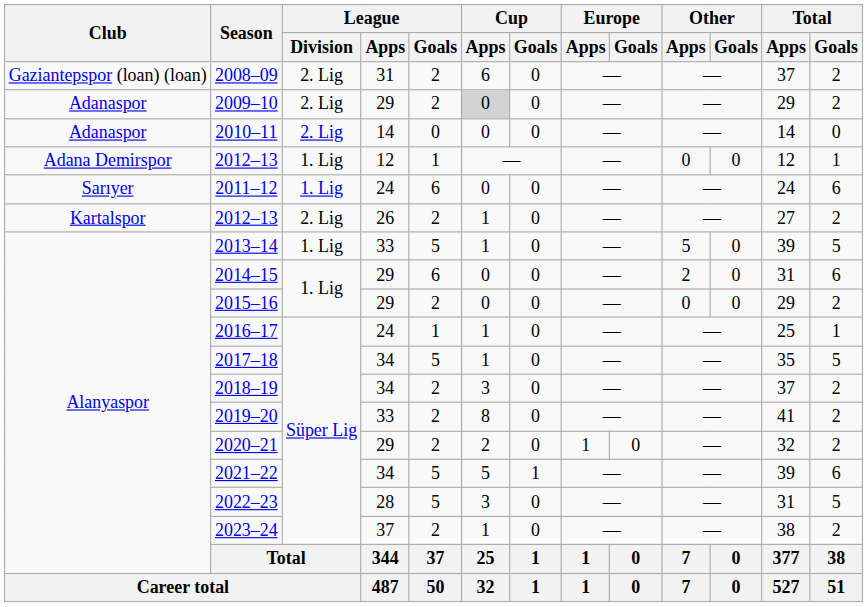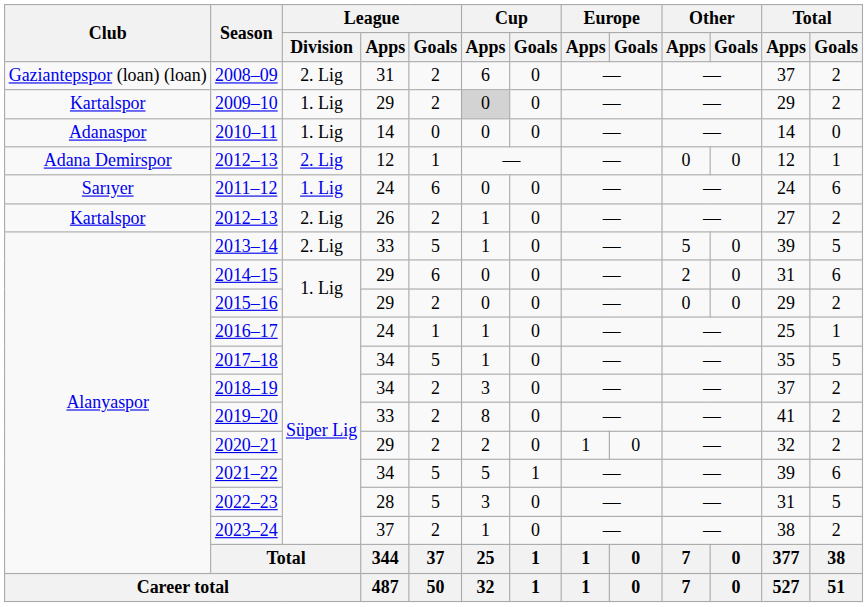(108, 103) Adanaspor -> (108, 103) Kartalspor
(322, 103) 2. Lig -> (322, 103) 1. Lig
(322, 132) 2. Lig -> (322, 132) 1. Lig
(322, 160) 1. Lig -> (322, 160) 2. Lig
(322, 246) 1. Lig -> (322, 246) 2. Lig
